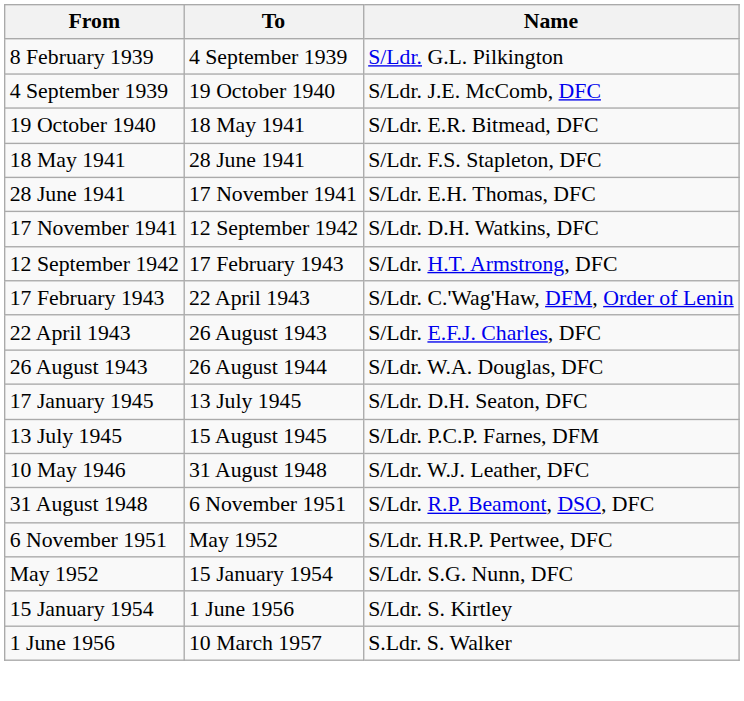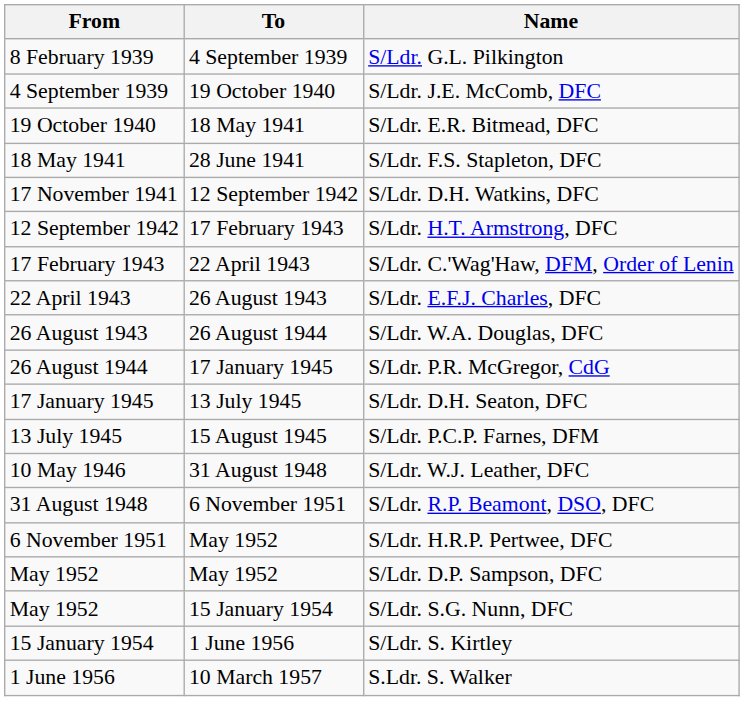- row: (482, 194)
+ row: (489, 366)
+ row: (485, 573)
